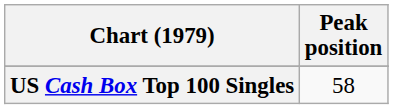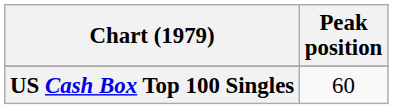(344, 84) 58 -> (344, 84) 60
